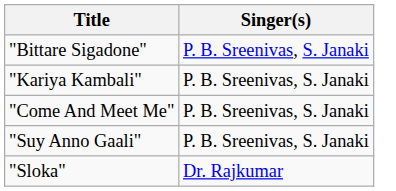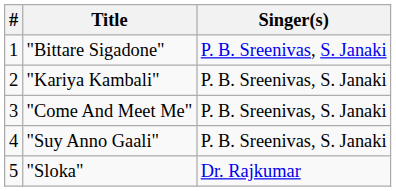+ column: (13, 19)
